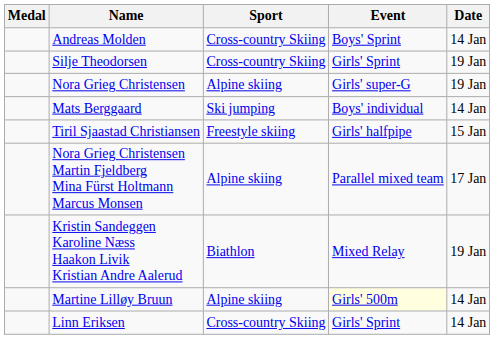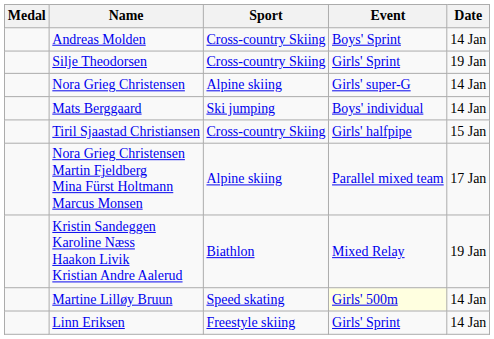(468, 85) 19 Jan -> (468, 85) 14 Jan
(251, 131) Freestyle skiing -> (266, 131) Cross-country Skiing
(244, 299) Alpine skiing -> (245, 299) Speed skating
(266, 322) Cross-country Skiing -> (251, 322) Freestyle skiing
